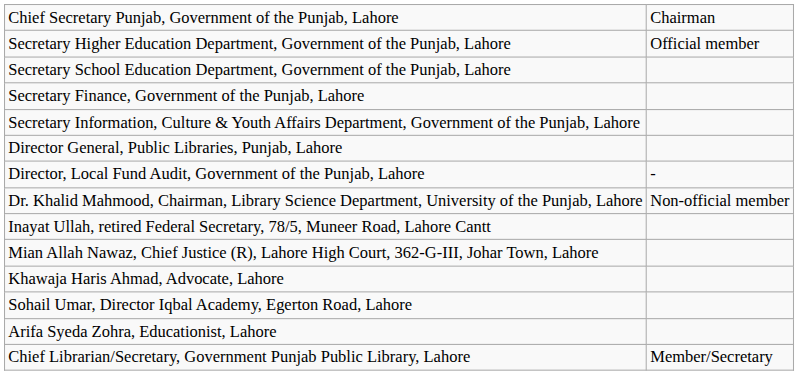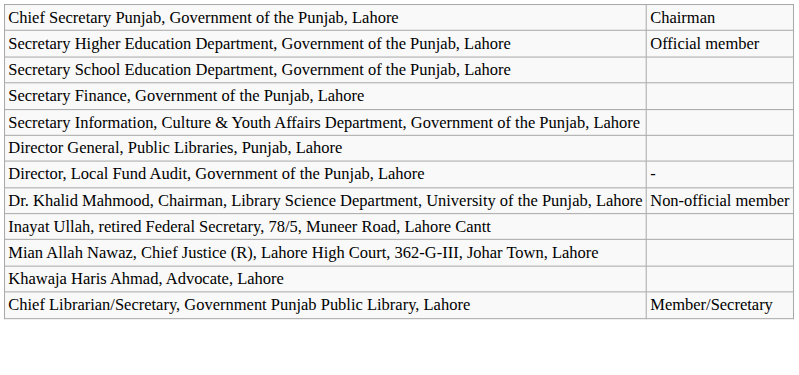- row: (210, 305)
- row: (142, 331)
